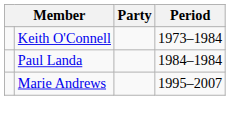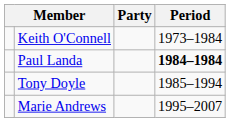(190, 60) normal -> (190, 60) bold
+ row: (52, 83)
